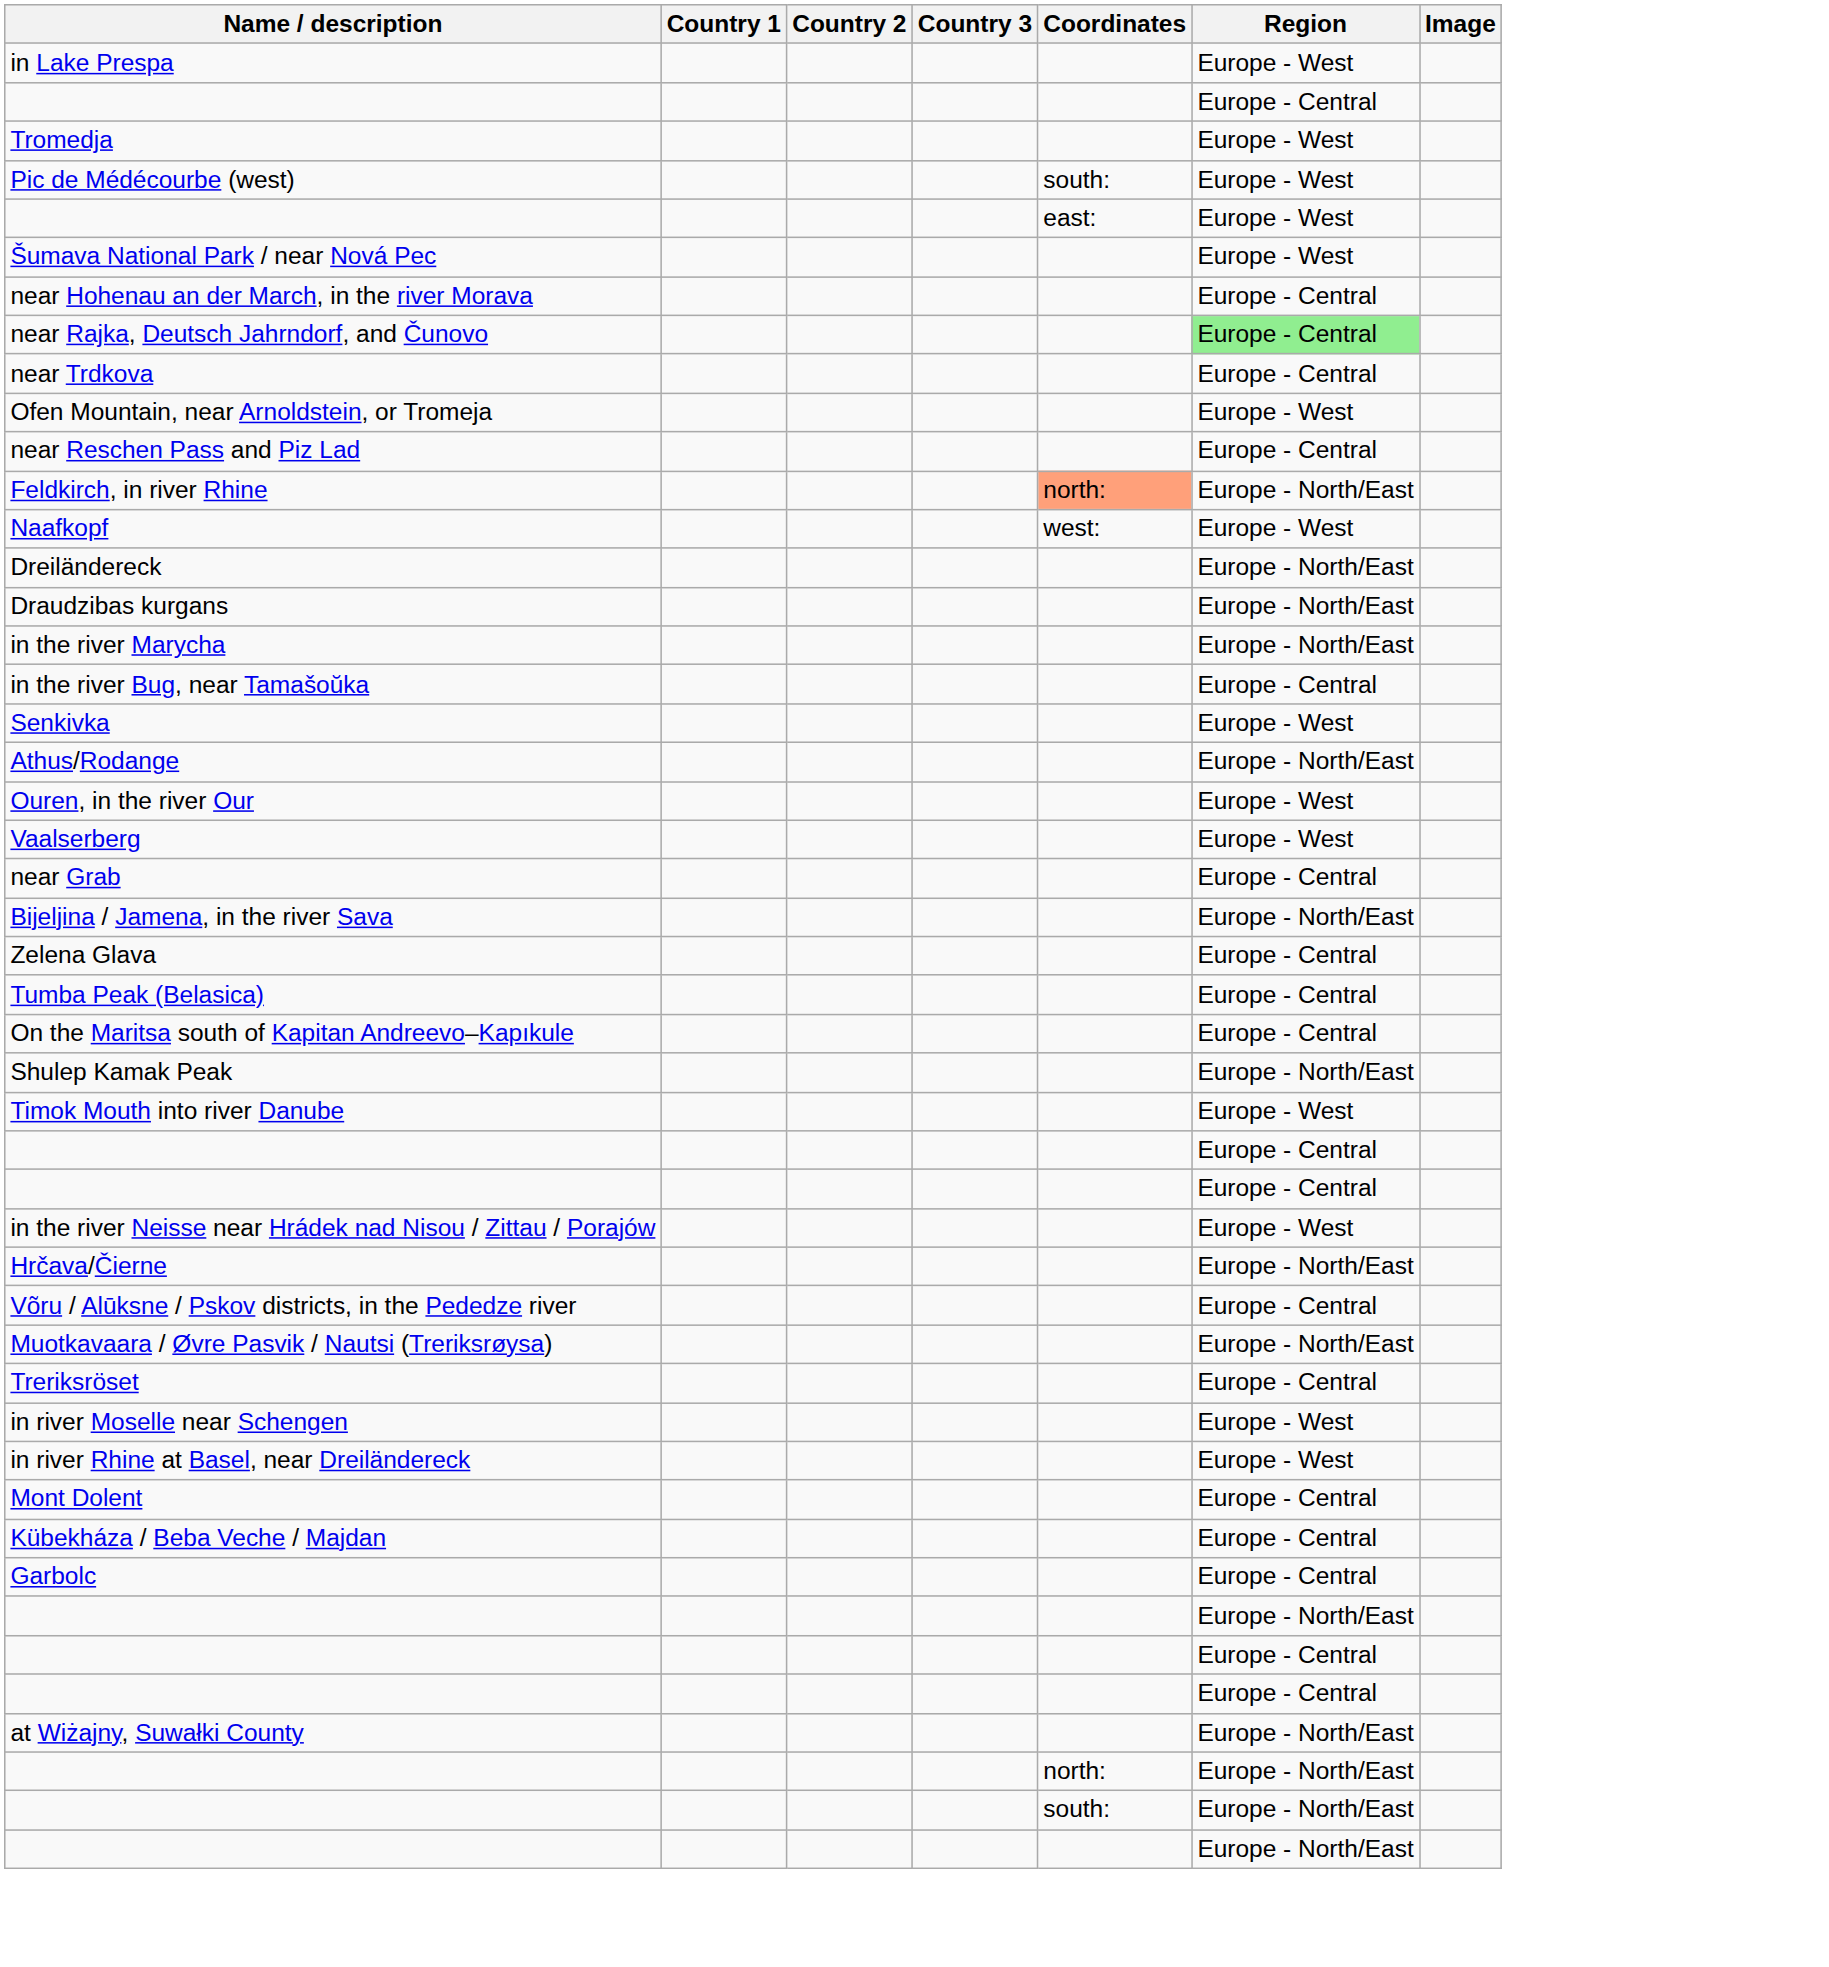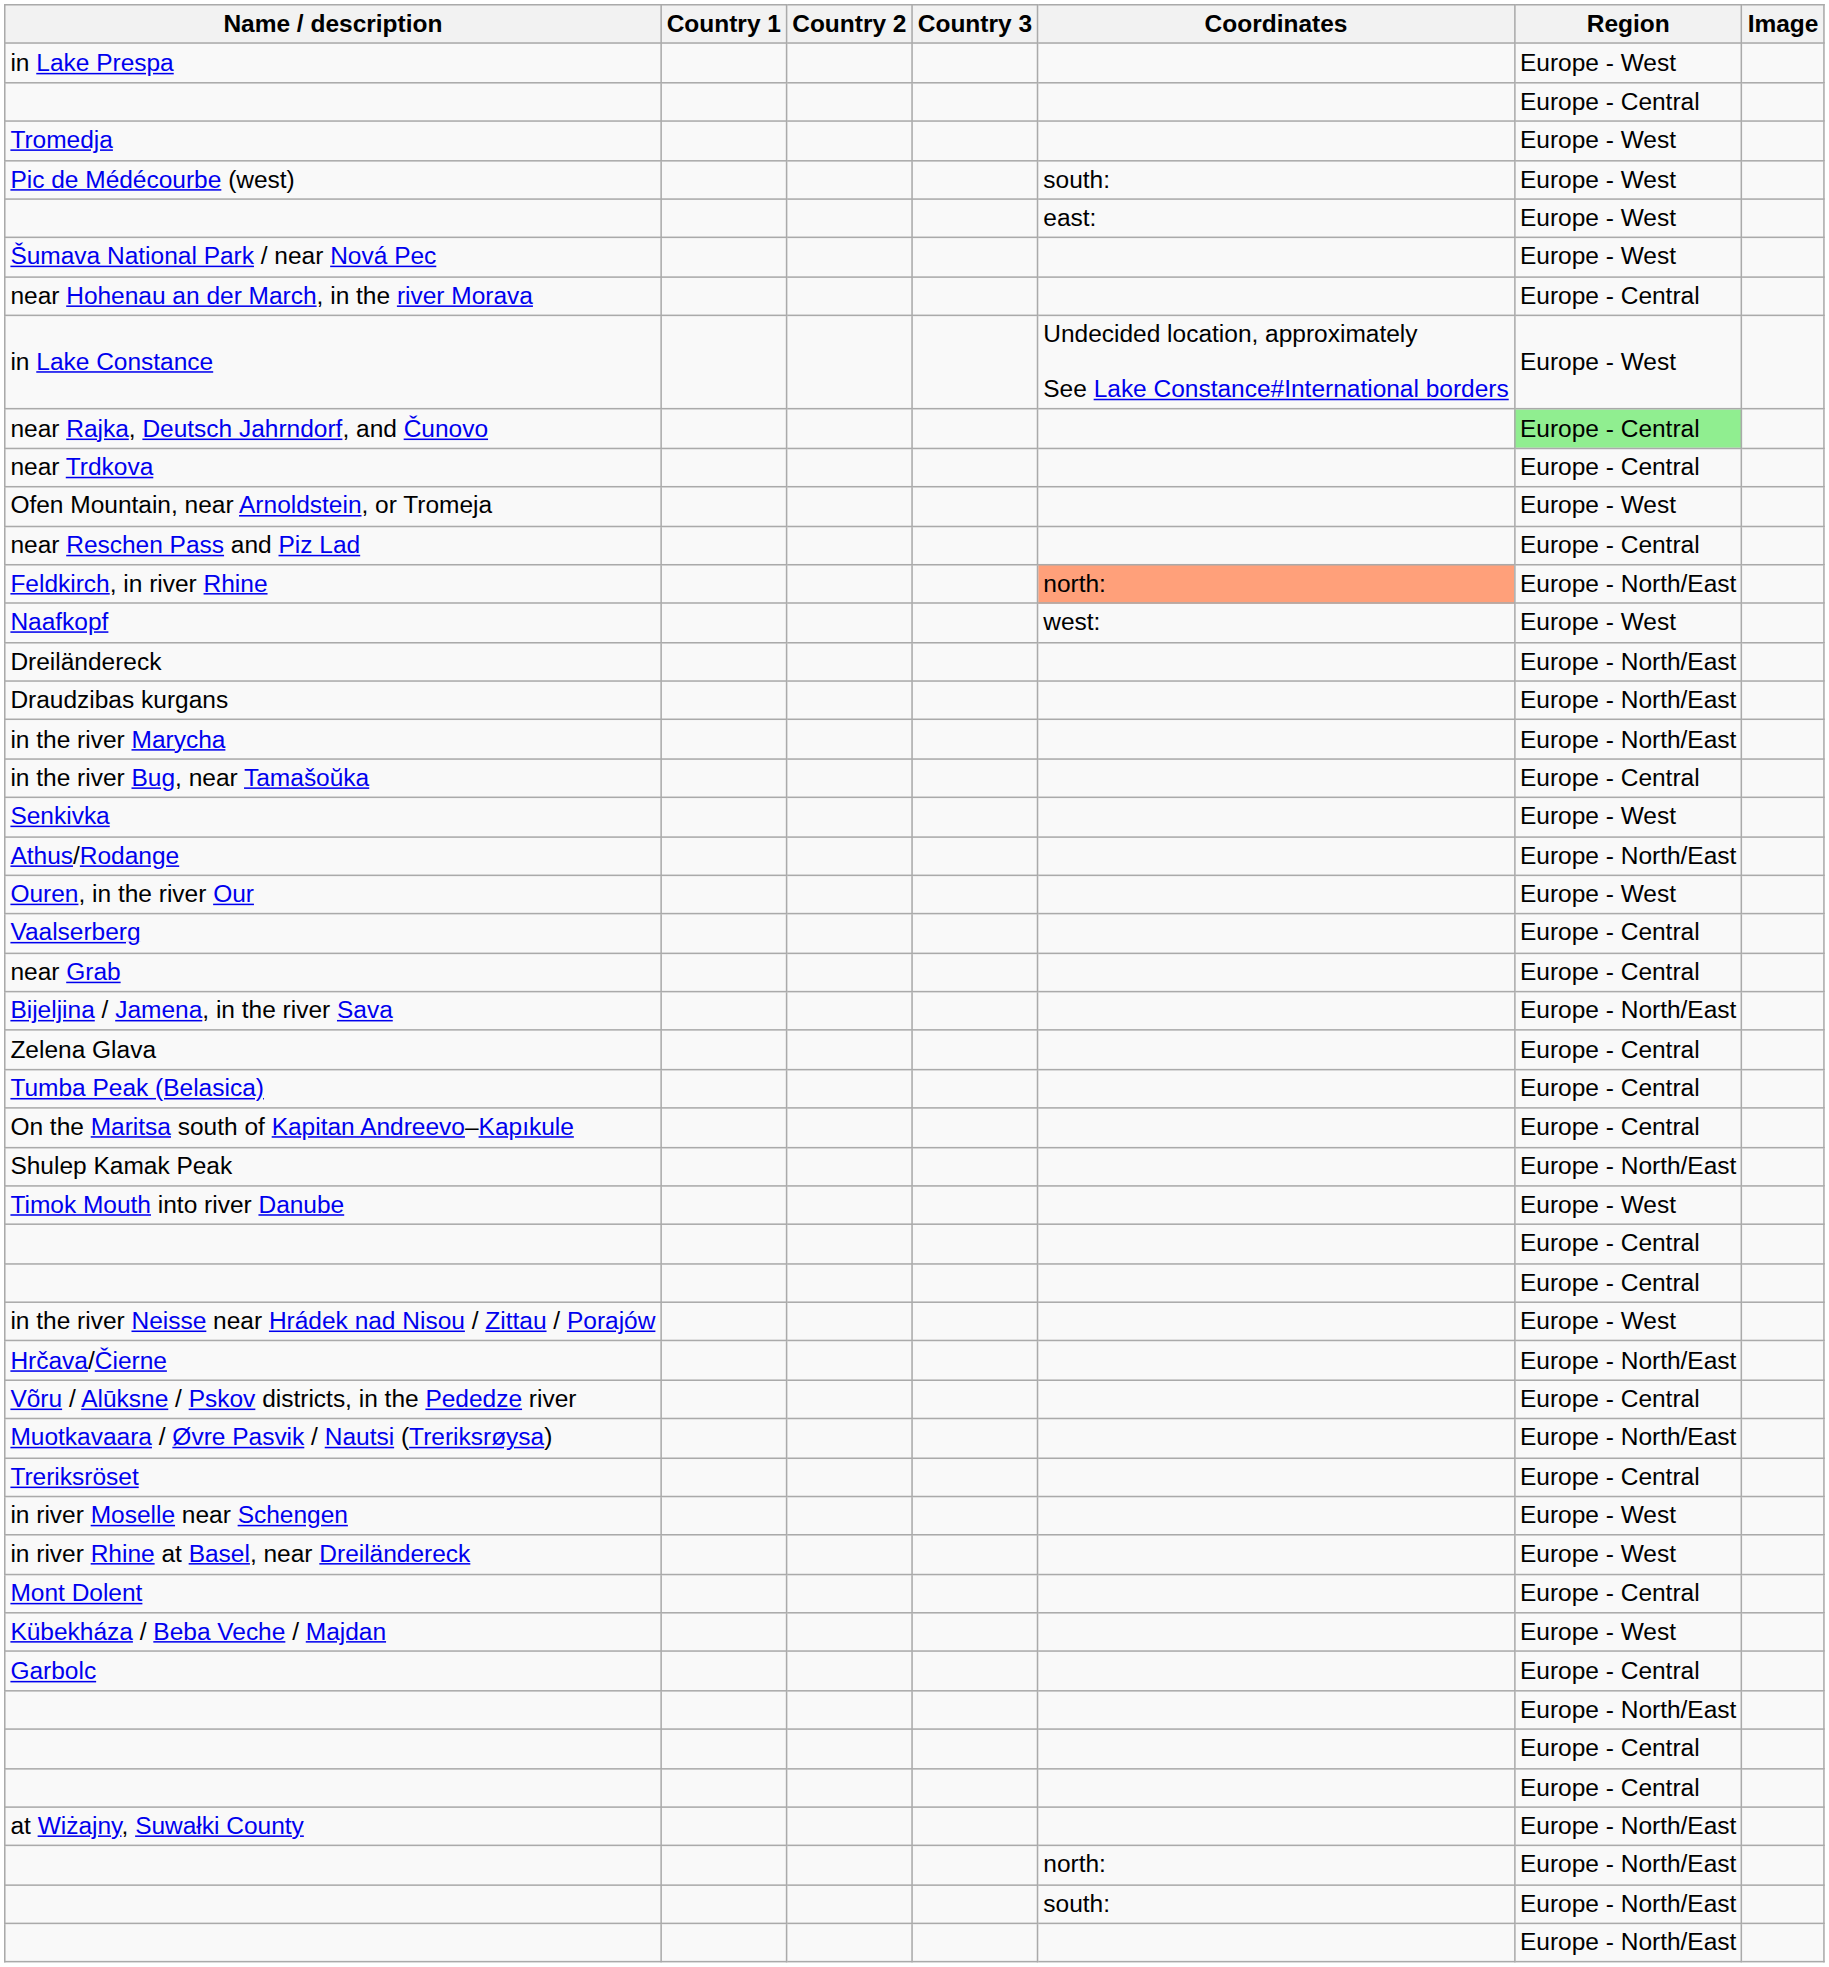+ row: (112, 362)
(1275, 839) Europe - West -> (1610, 933) Europe - Central
(1287, 1538) Europe - Central -> (1598, 1631) Europe - West
